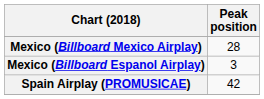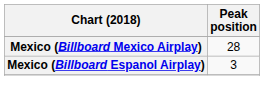- row: (106, 84)
